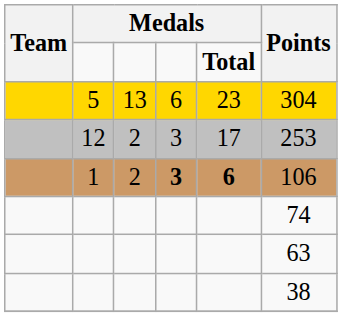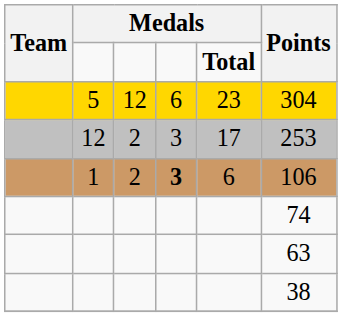(135, 100) 13 -> (135, 100) 12
(229, 176) bold -> (229, 176) normal
